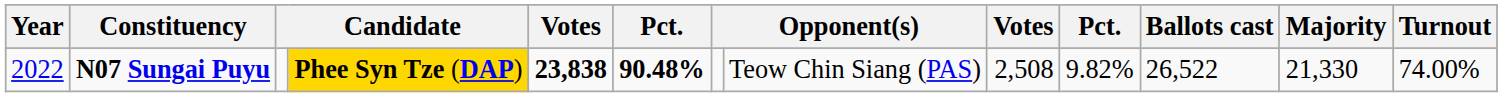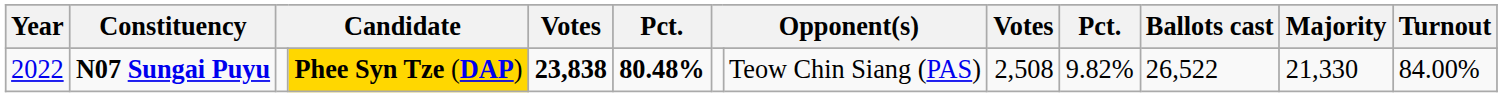(662, 69) 90.48% -> (662, 69) 80.48%
(1439, 69) 74.00% -> (1439, 69) 84.00%
